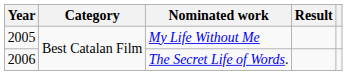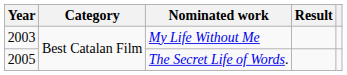(22, 37) 2005 -> (22, 37) 2003
(22, 59) 2006 -> (22, 59) 2005
